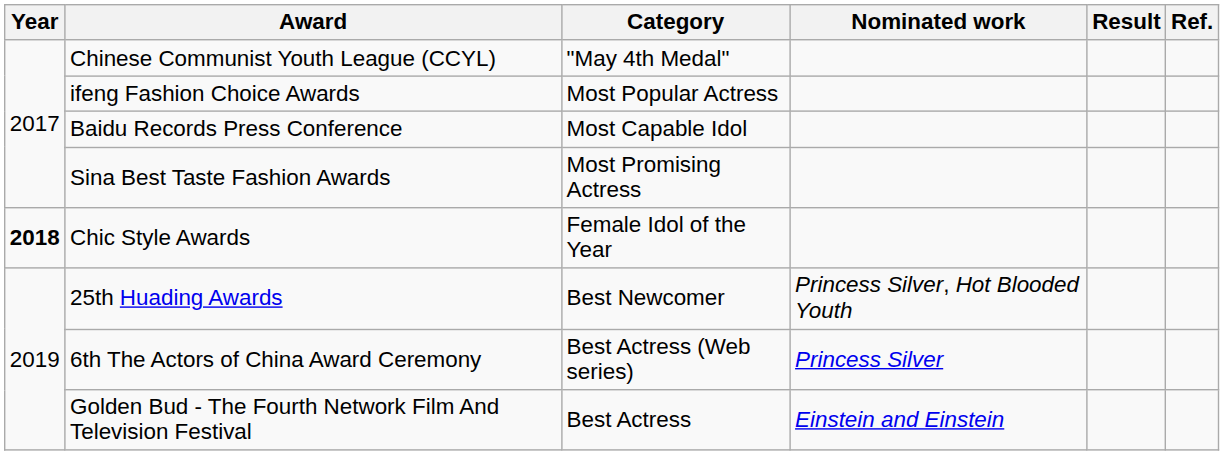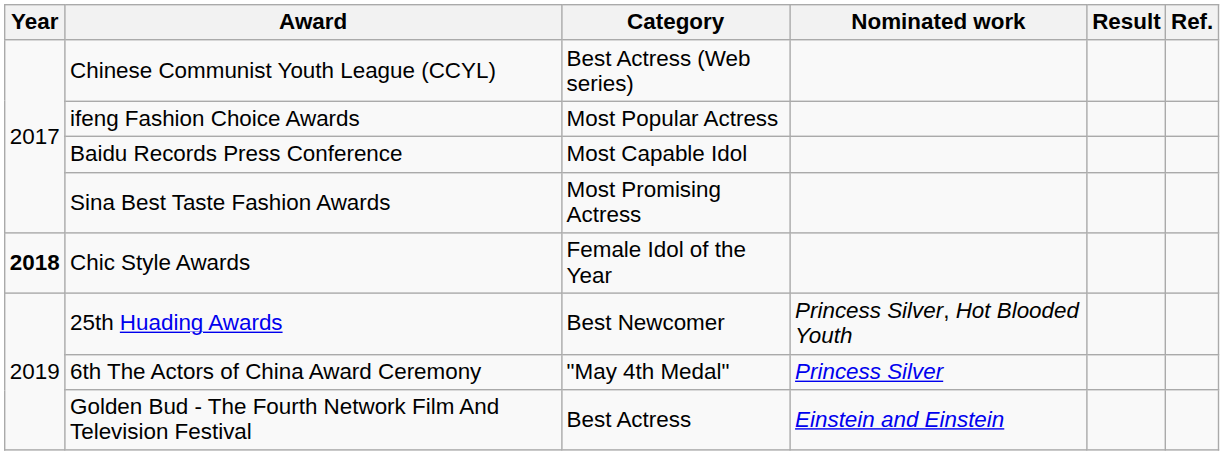(648, 57) "May 4th Medal" -> (659, 70) Best Actress (Web series)
(659, 359) Best Actress (Web series) -> (648, 371) "May 4th Medal"
